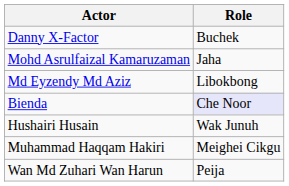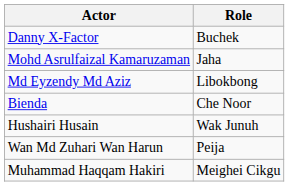(224, 103) lavender background -> (224, 103) no background
rows swapped: (85, 170) <-> (86, 147)
